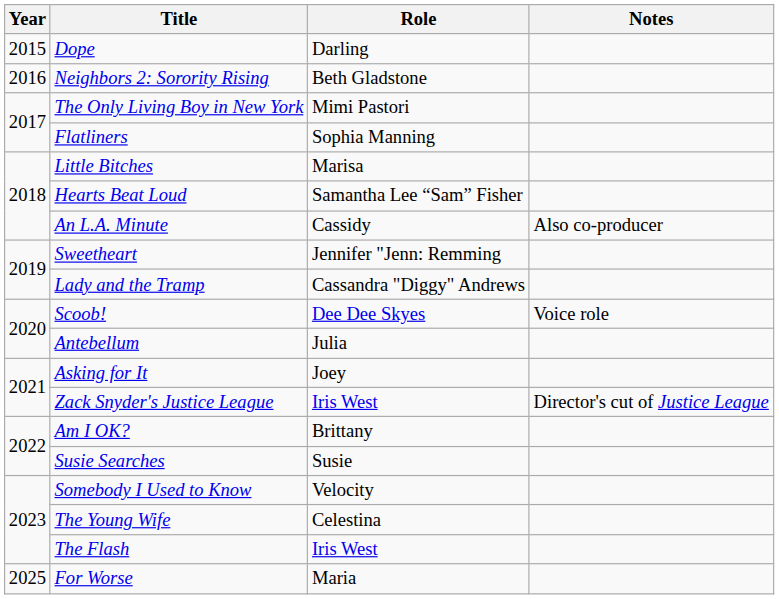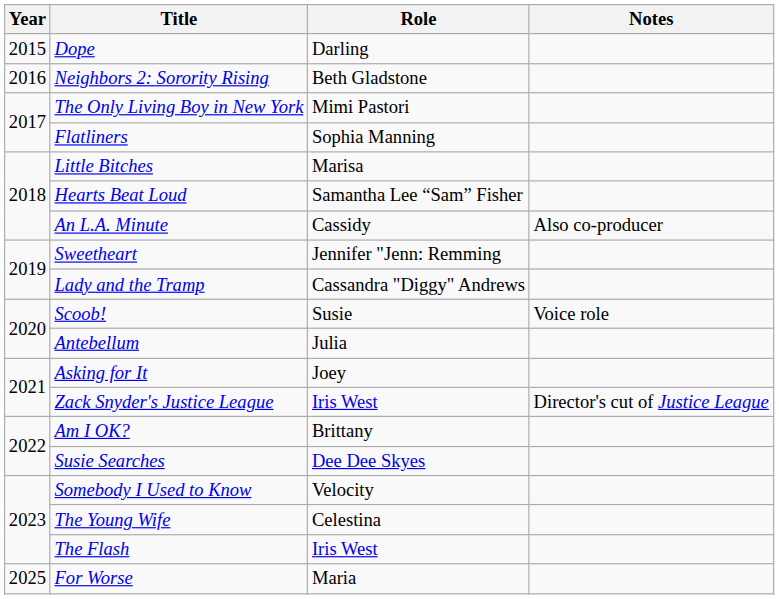(369, 313) Dee Dee Skyes -> (332, 313) Susie
(332, 460) Susie -> (369, 460) Dee Dee Skyes
